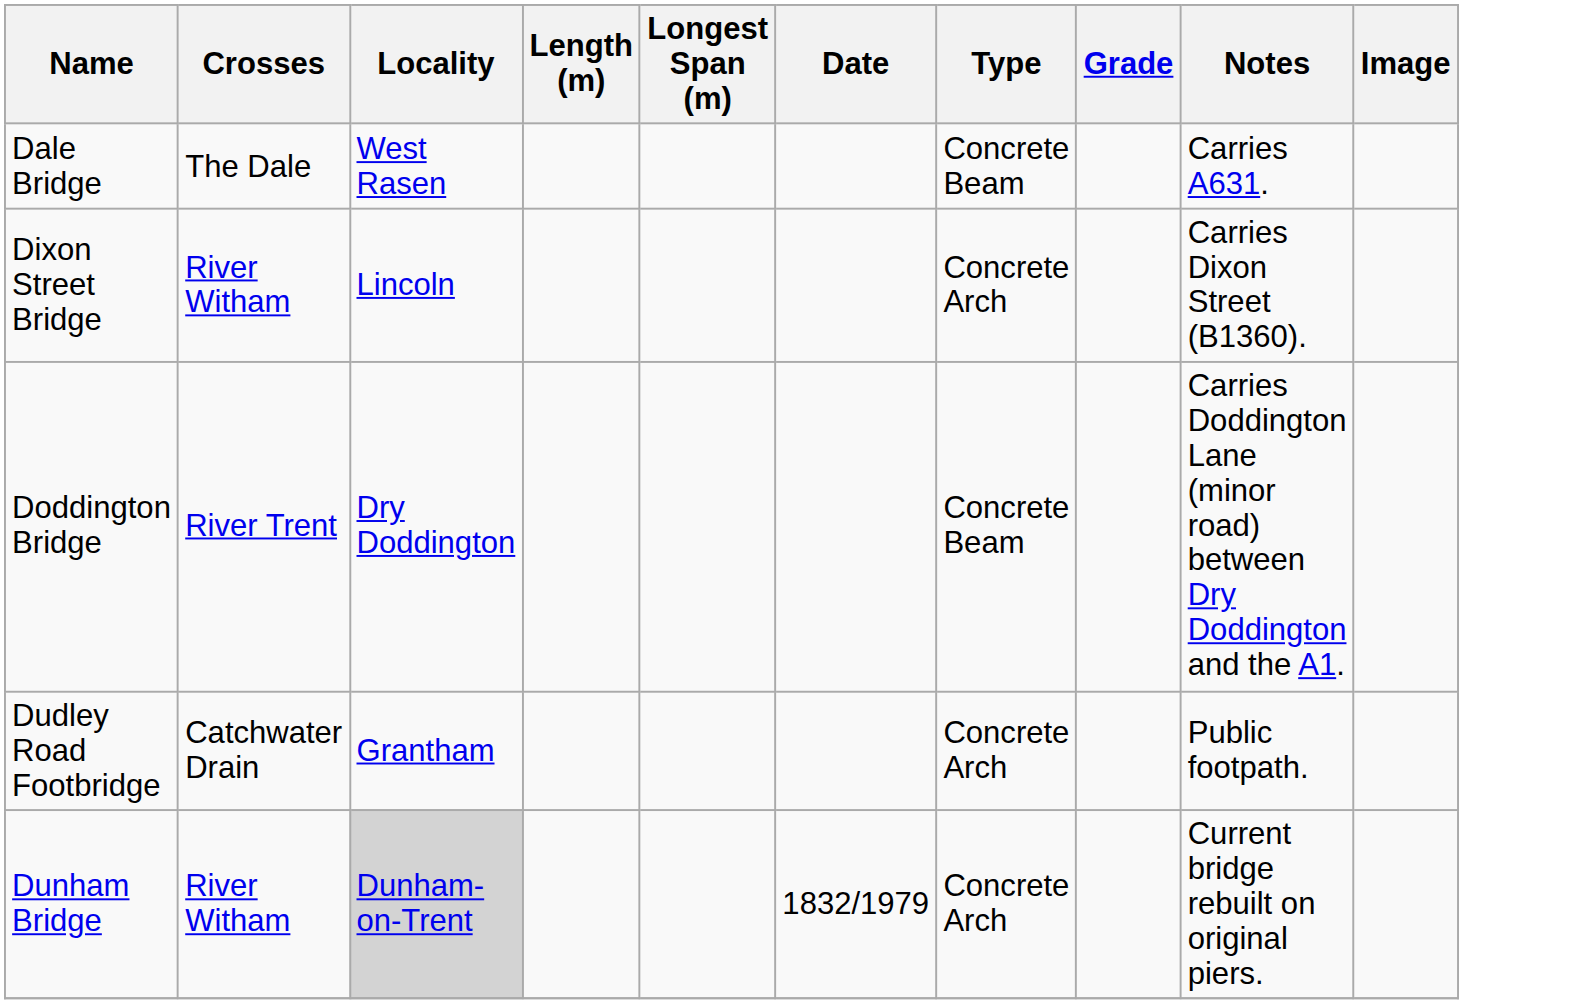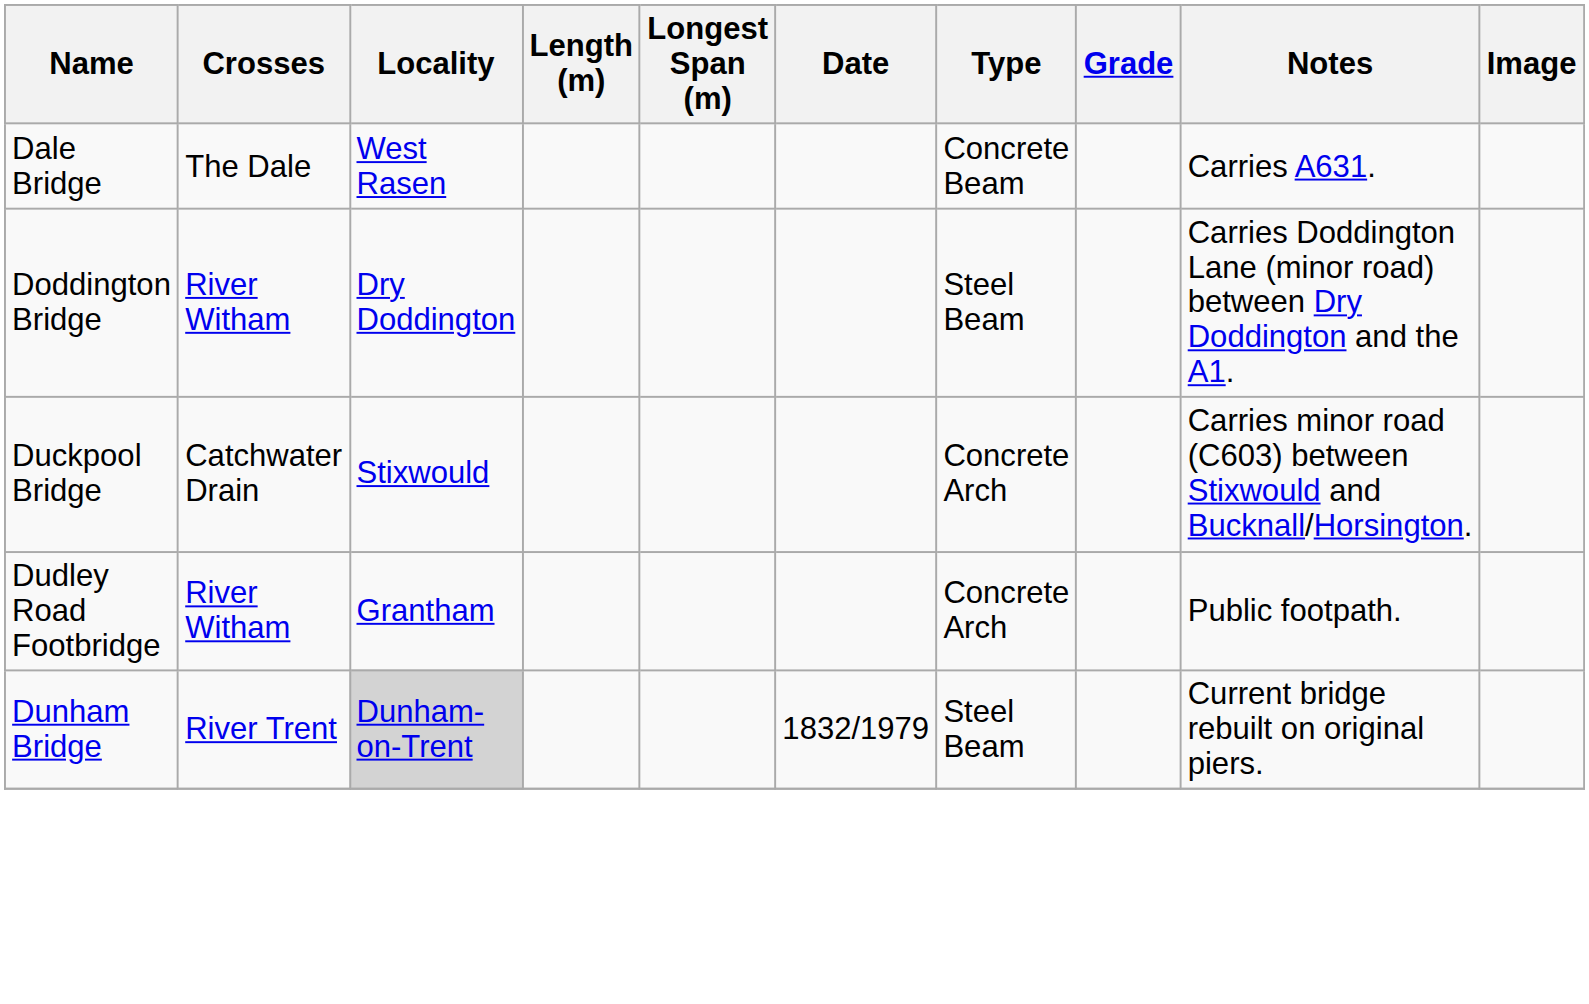- row: (57, 284)
(261, 525) River Trent -> (238, 302) River Witham
(1006, 525) Concrete Beam -> (984, 302) Steel Beam
+ row: (77, 473)
(264, 749) Catchwater Drain -> (238, 610) River Witham
(238, 903) River Witham -> (261, 729) River Trent
(1006, 903) Concrete Arch -> (984, 729) Steel Beam
